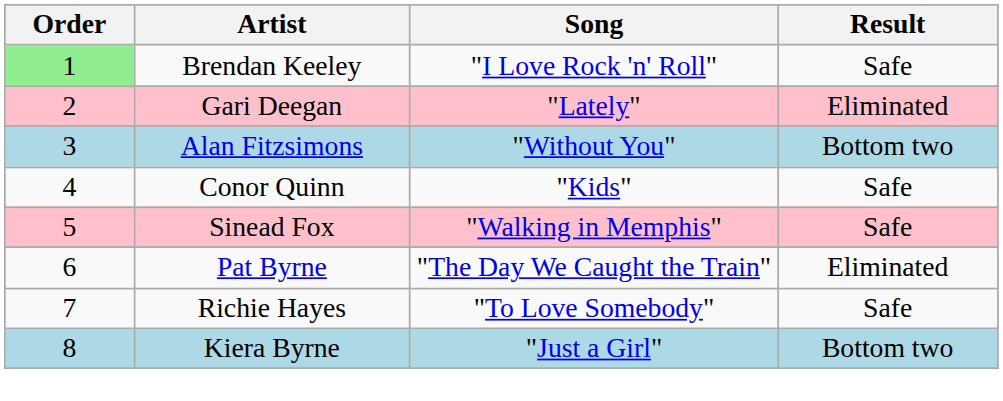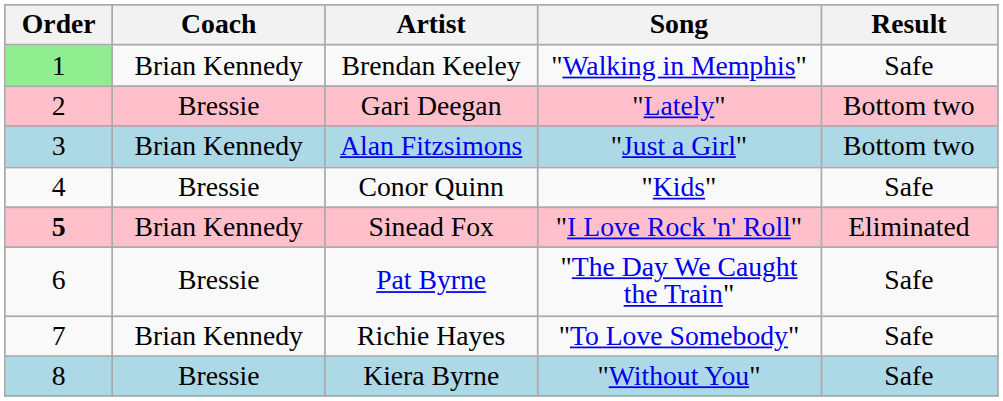+ column: (219, 24)
(594, 65) "I Love Rock 'n' Roll" -> (679, 65) "Walking in Memphis"
(888, 105) Eliminated -> (909, 105) Bottom two
(594, 146) "Without You" -> (679, 146) "Just a Girl"
(69, 226) normal -> (59, 226) bold
(594, 226) "Walking in Memphis" -> (679, 226) "I Love Rock 'n' Roll"
(888, 226) Safe -> (909, 226) Eliminated
(888, 267) Eliminated -> (909, 281) Safe
(594, 348) "Just a Girl" -> (679, 375) "Without You"
(888, 348) Bottom two -> (909, 375) Safe
